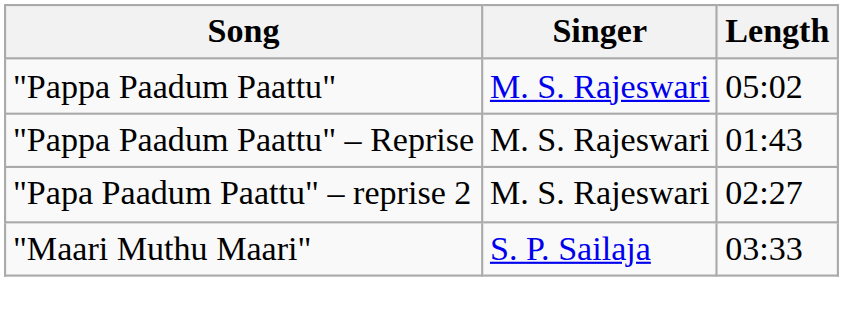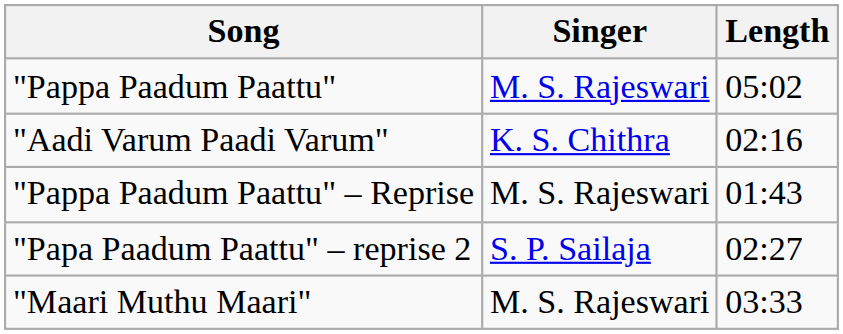+ row: (201, 139)
(600, 193) M. S. Rajeswari -> (570, 247) S. P. Sailaja
(570, 247) S. P. Sailaja -> (600, 301) M. S. Rajeswari
